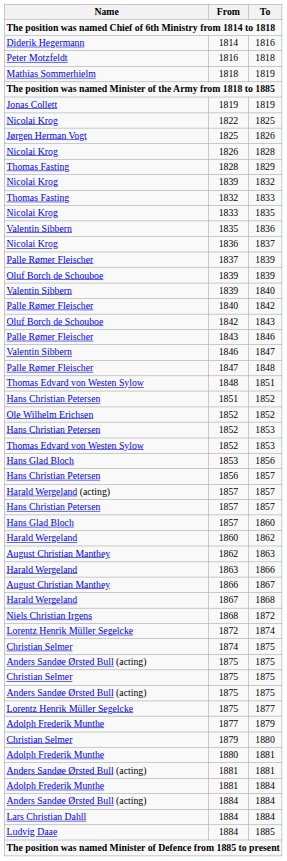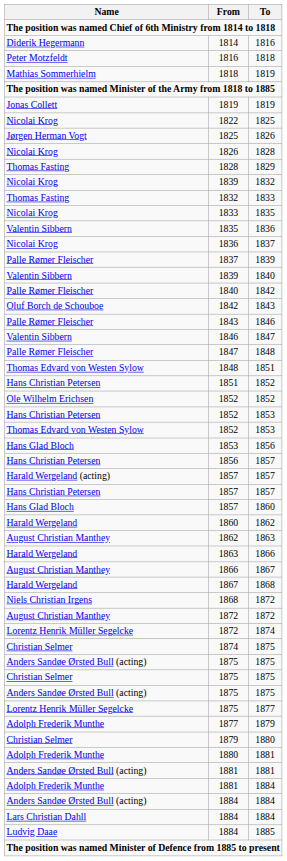- row: (55, 275)
+ row: (58, 615)
